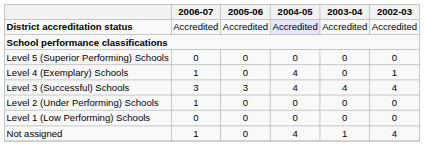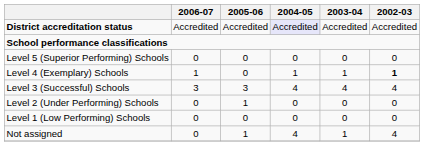(295, 73) 4 -> (295, 73) 1
(345, 73) 0 -> (345, 73) 1
(394, 73) normal -> (394, 73) bold
(196, 103) 1 -> (196, 103) 0
(245, 103) 0 -> (245, 103) 1
(196, 133) 1 -> (196, 133) 0
(245, 133) 0 -> (245, 133) 1
